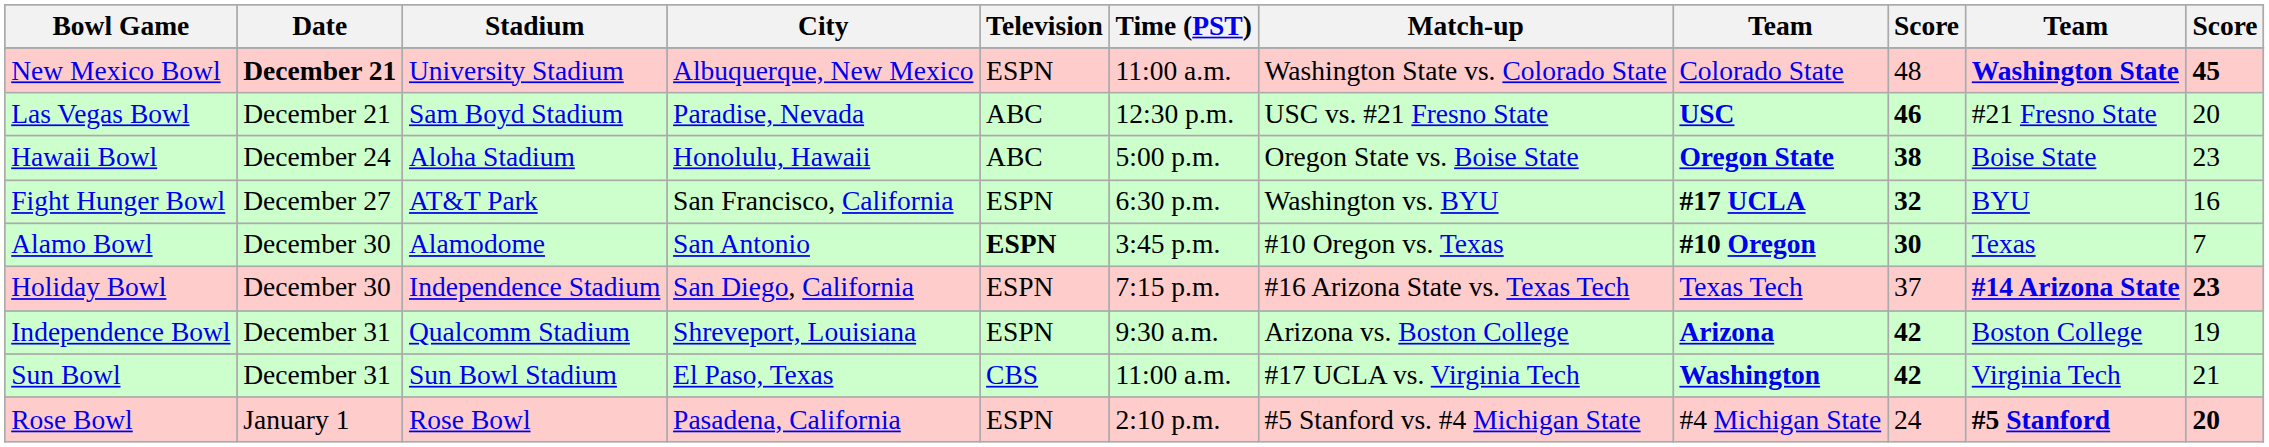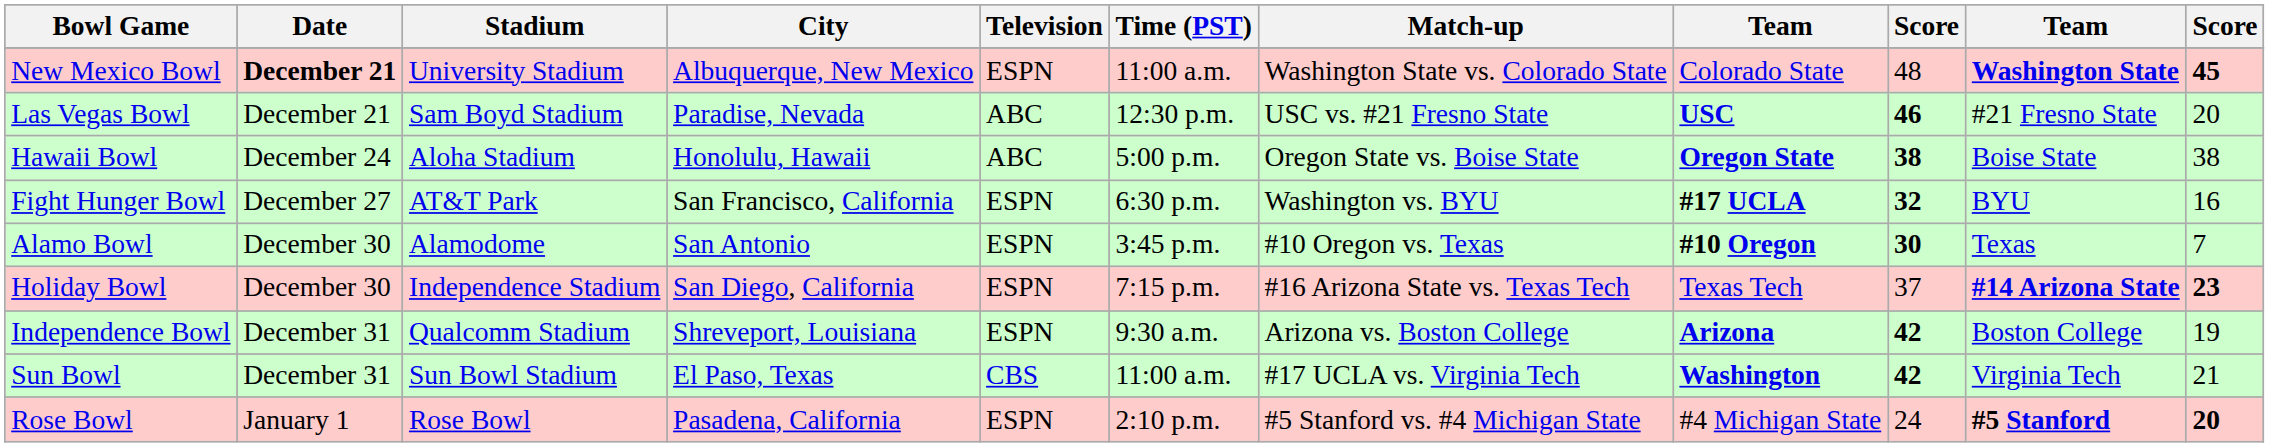(2206, 157) 23 -> (2206, 157) 38
(1021, 244) bold -> (1020, 244) normal
